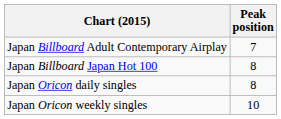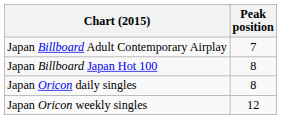(253, 104) 10 -> (253, 104) 12
